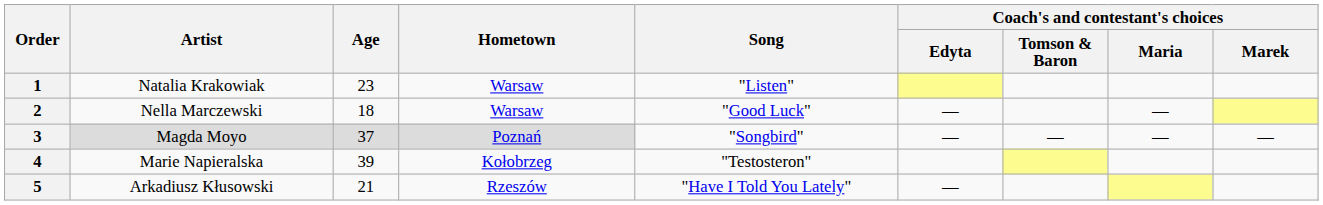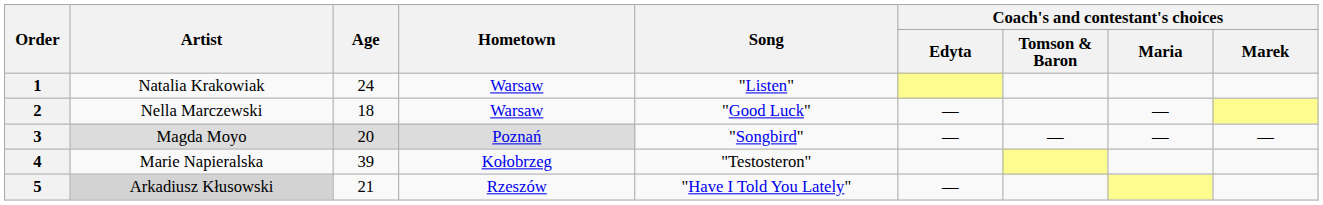(366, 86) 23 -> (366, 86) 24
(366, 136) 37 -> (366, 136) 20
(202, 187) no background -> (202, 187) lightgrey background
